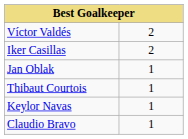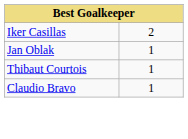- row: (39, 32)
- row: (39, 106)
